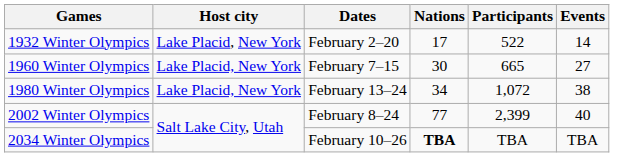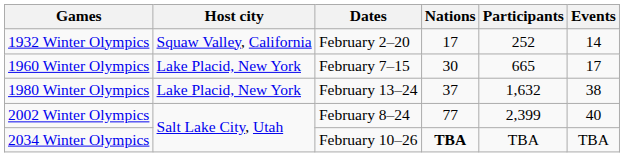(229, 41) Lake Placid, New York -> (234, 41) Squaw Valley, California
(513, 41) 522 -> (523, 41) 252
(583, 66) 27 -> (593, 66) 17
(439, 90) 34 -> (450, 90) 37
(513, 90) 1,072 -> (523, 90) 1,632
